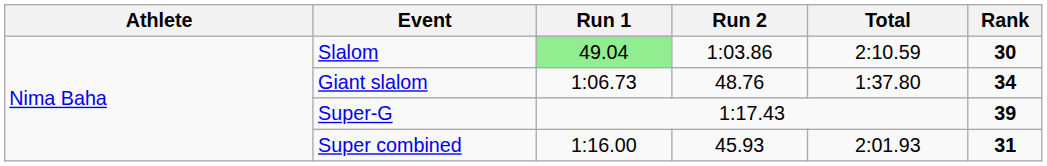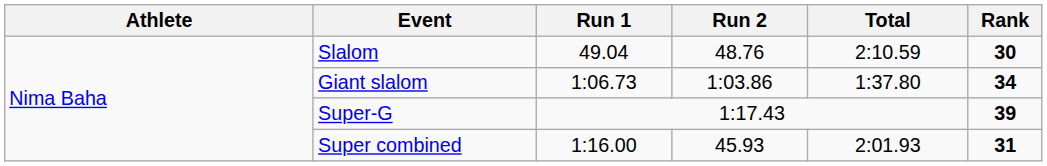(604, 52) lightgreen background -> (604, 52) no background
(740, 52) 1:03.86 -> (740, 52) 48.76
(740, 83) 48.76 -> (740, 83) 1:03.86
